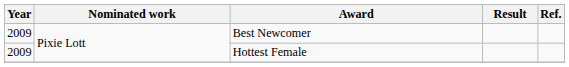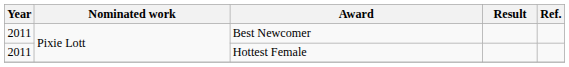(19, 33) 2009 -> (19, 33) 2011
(19, 52) 2009 -> (19, 52) 2011
